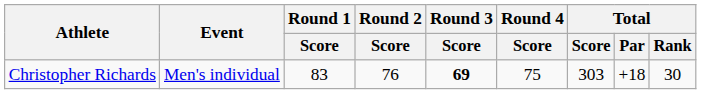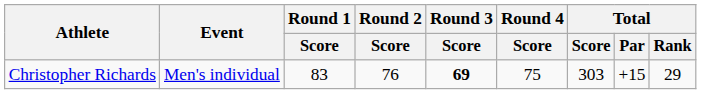(632, 74) +18 -> (632, 74) +15
(673, 74) 30 -> (673, 74) 29
